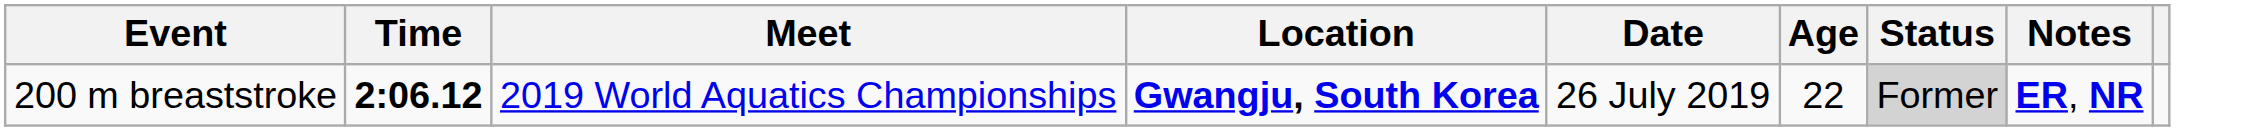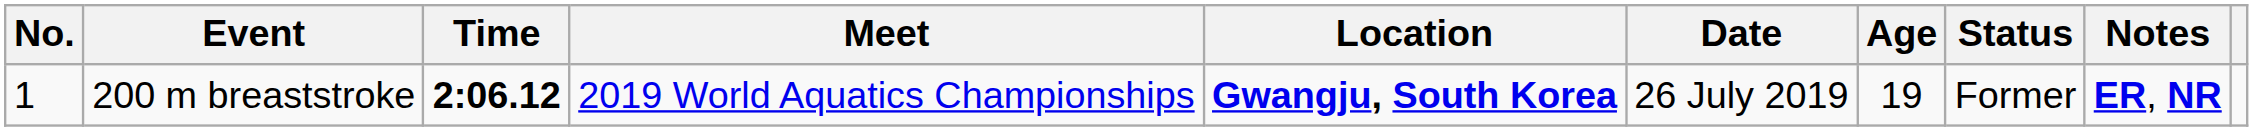+ column: (44, 34)
(1823, 94) 22 -> (1902, 94) 19
(1937, 94) lightgrey background -> (2015, 94) no background
